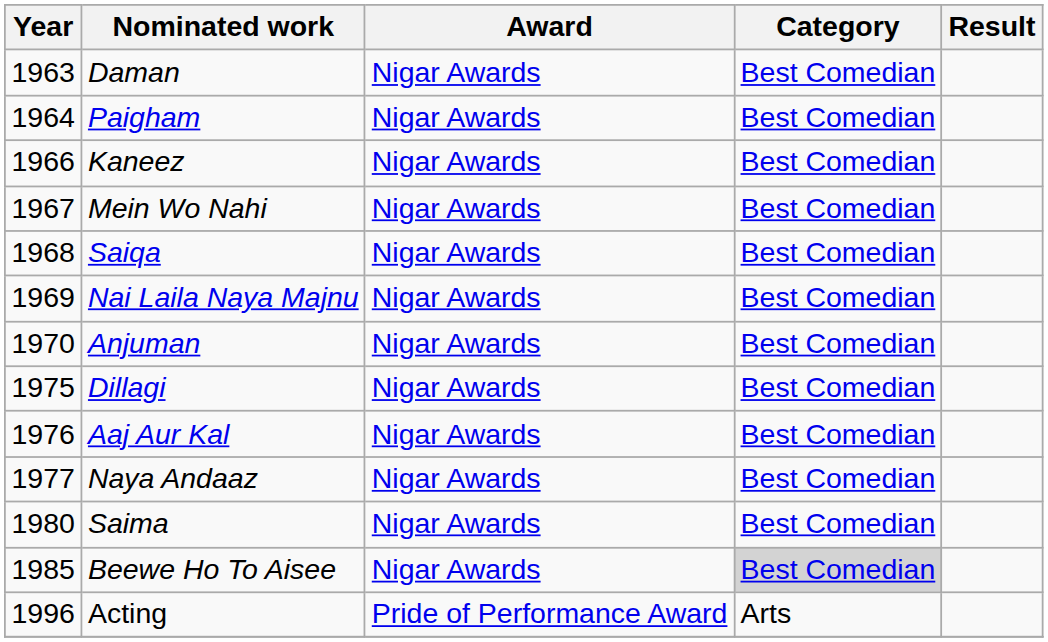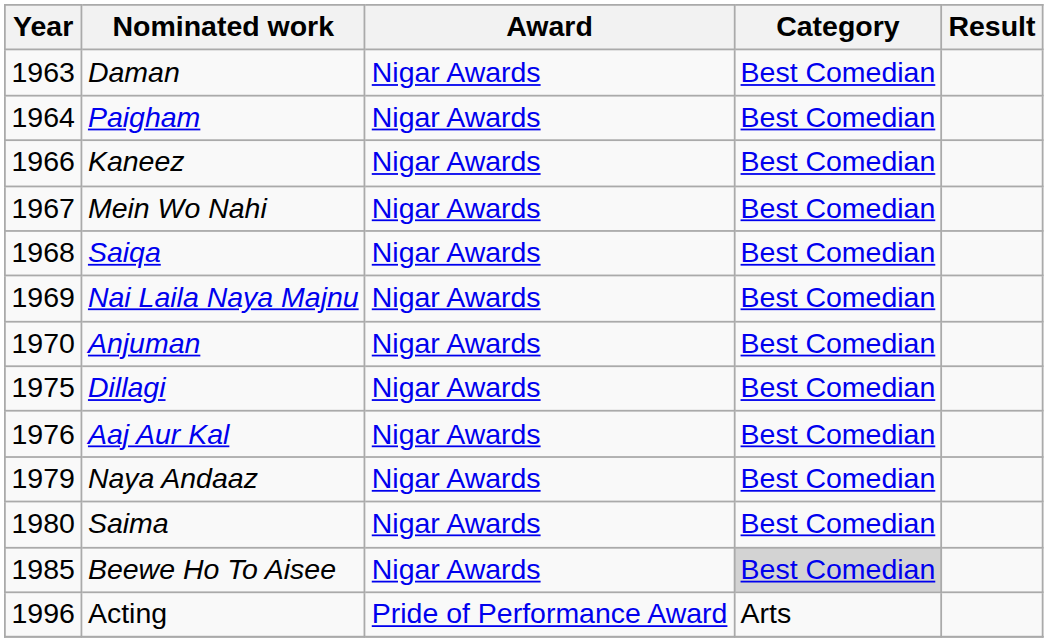(43, 478) 1977 -> (43, 478) 1979
